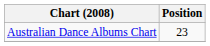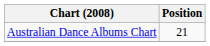(182, 32) 23 -> (182, 32) 21
